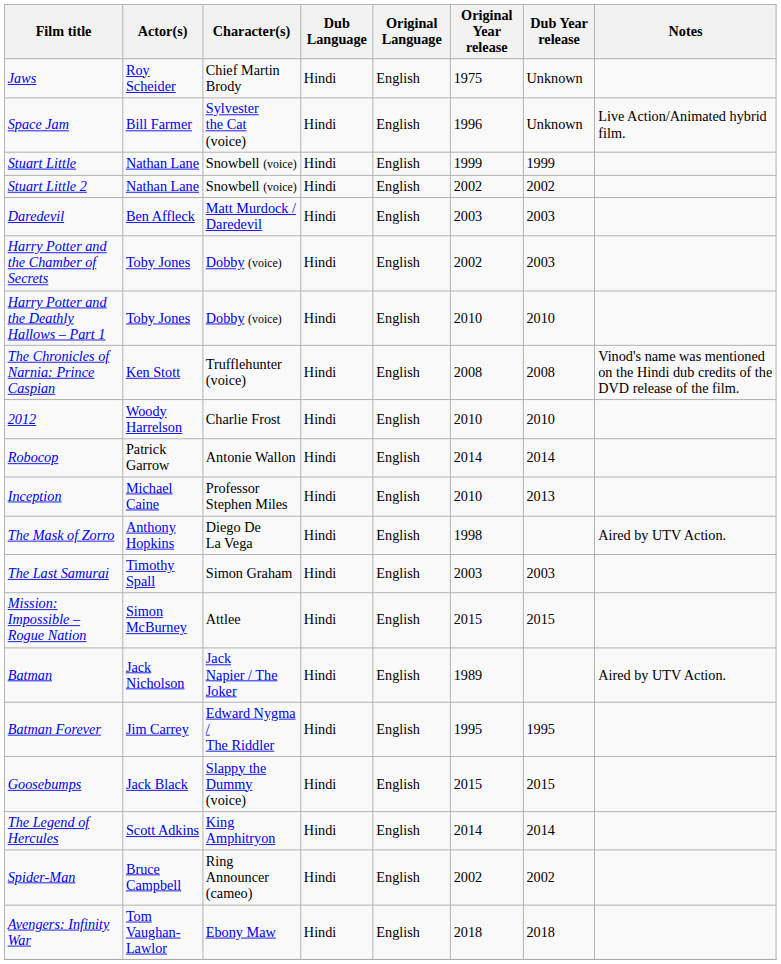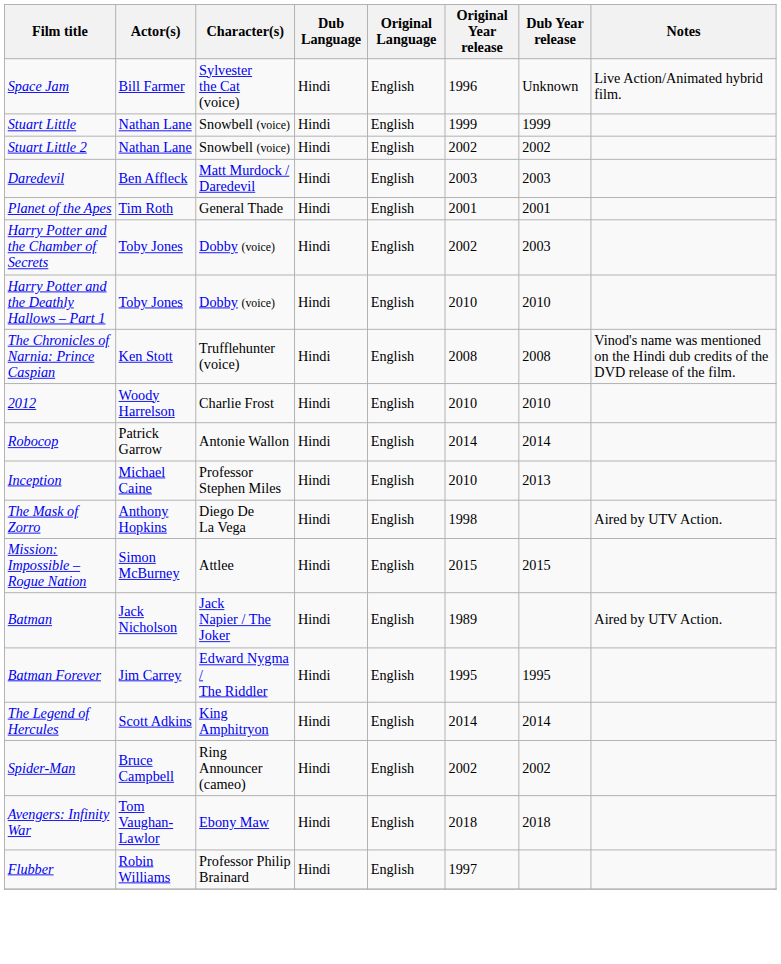- row: (22, 78)
+ row: (60, 208)
- row: (58, 573)
- row: (45, 784)
+ row: (31, 869)
